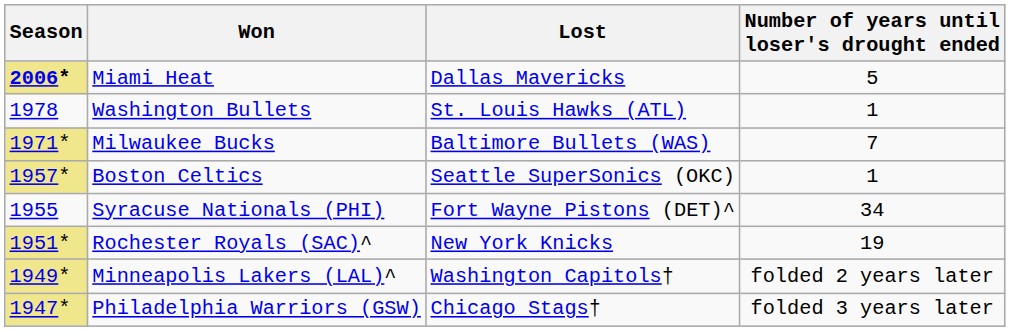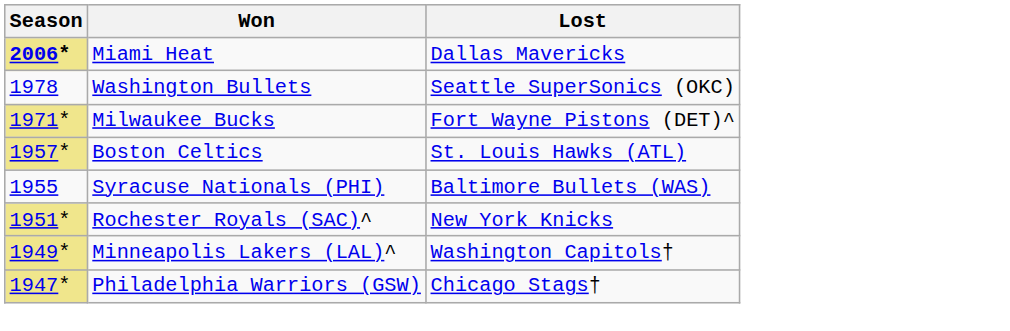- column: (872, 33)
(558, 111) St. Louis Hawks (ATL) -> (583, 87) Seattle SuperSonics (OKC)
(570, 144) Baltimore Bullets (WAS) -> (583, 120) Fort Wayne Pistons (DET)^
(583, 177) Seattle SuperSonics (OKC) -> (558, 154) St. Louis Hawks (ATL)
(583, 210) Fort Wayne Pistons (DET)^ -> (570, 187) Baltimore Bullets (WAS)
